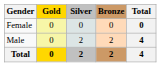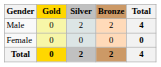rows swapped: (15, 39) <-> (19, 25)
